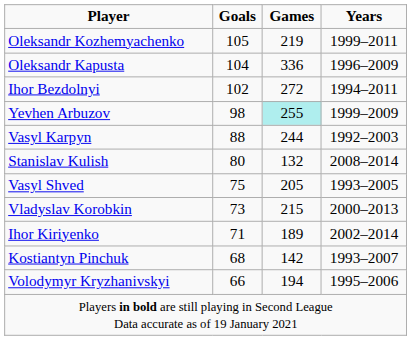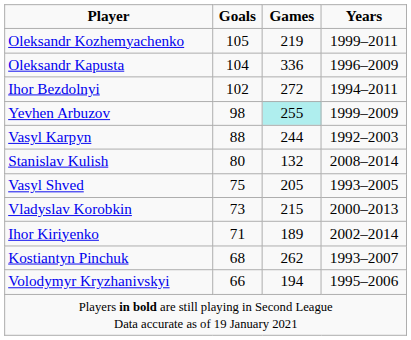(292, 257) 142 -> (292, 257) 262
